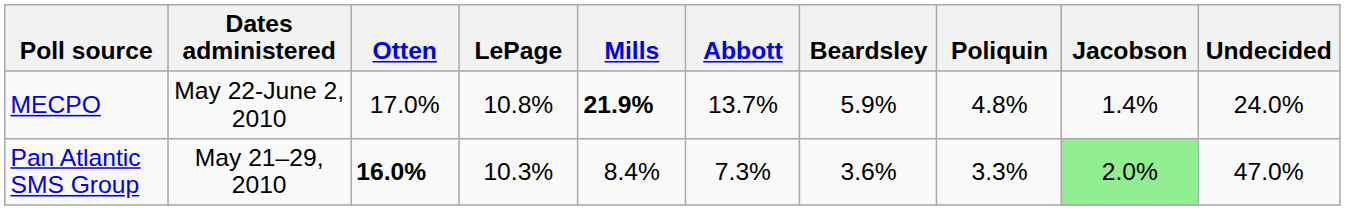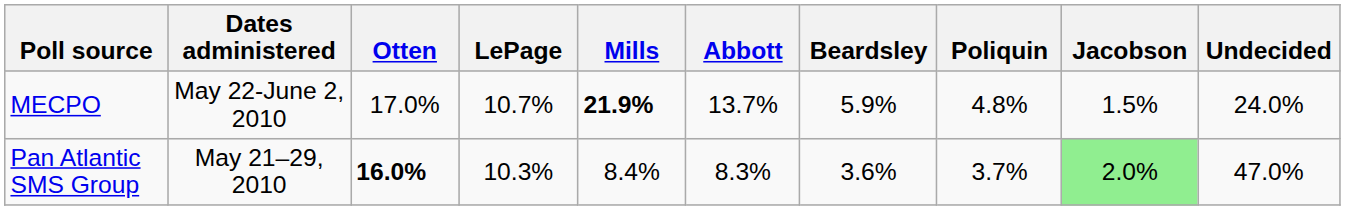(518, 104) 10.8% -> (518, 104) 10.7%
(1130, 104) 1.4% -> (1130, 104) 1.5%
(743, 171) 7.3% -> (743, 171) 8.3%
(1000, 171) 3.3% -> (1000, 171) 3.7%
